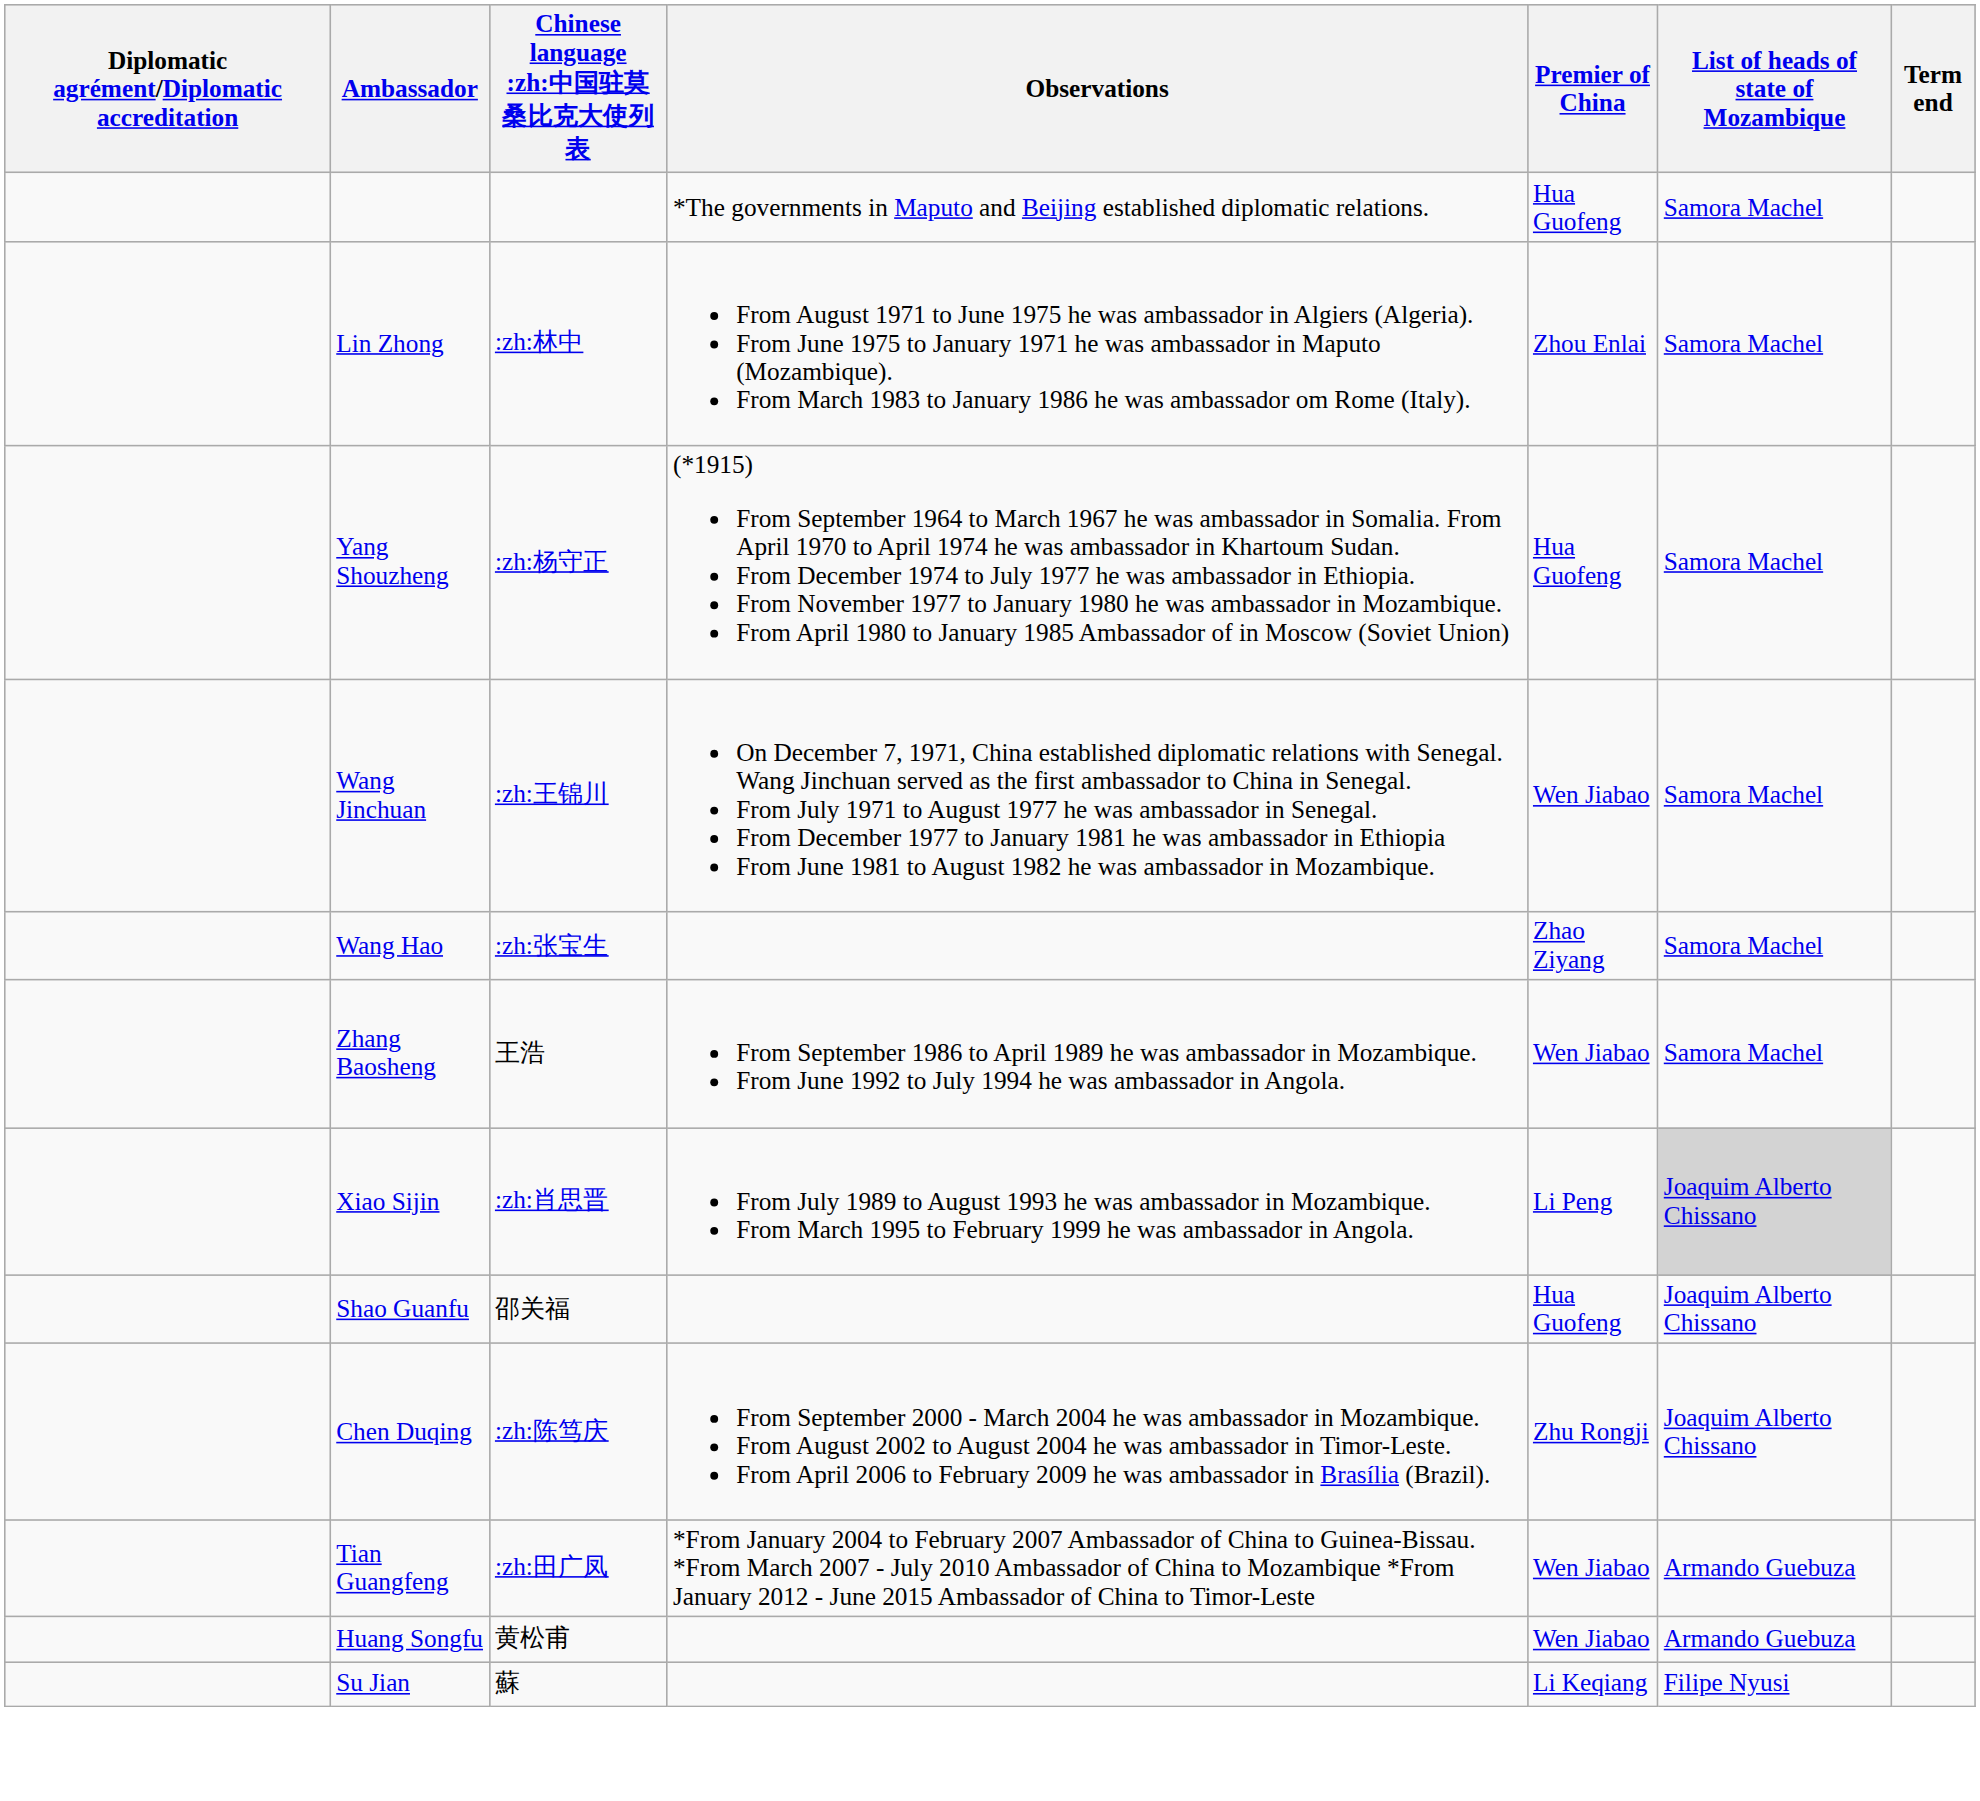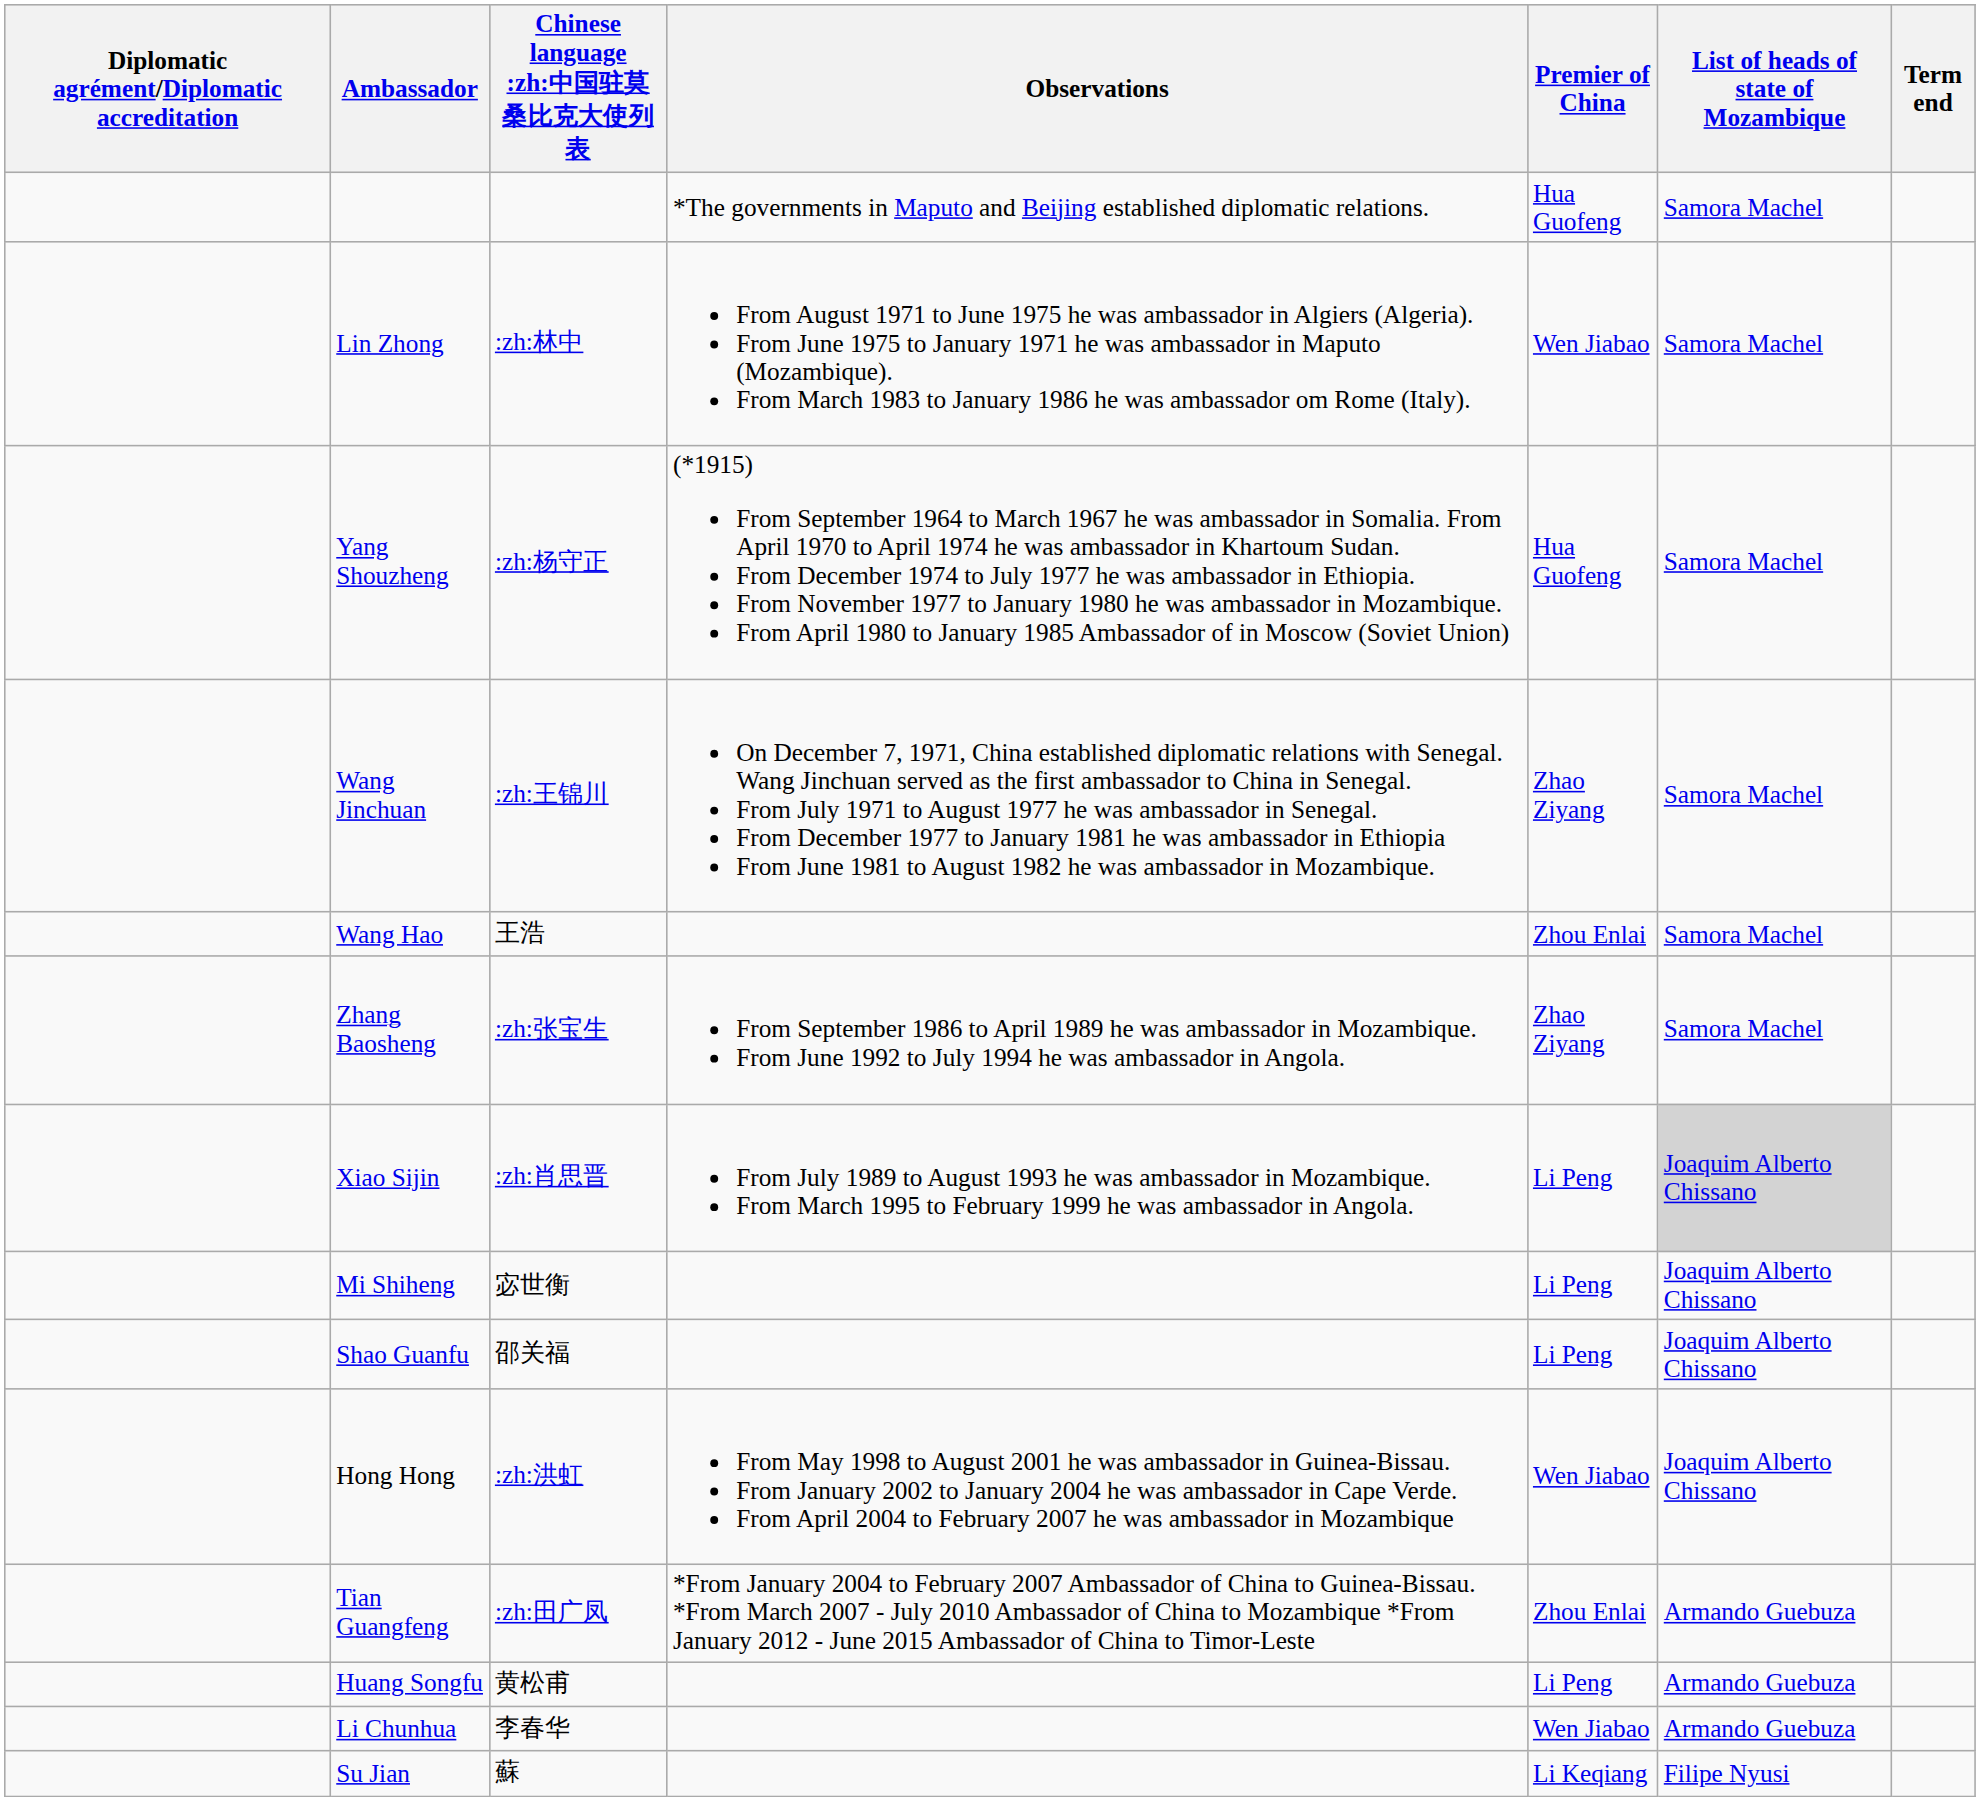(1589, 343) Zhou Enlai -> (1591, 343) Wen Jiabao
(1591, 794) Wen Jiabao -> (1569, 794) Zhao Ziyang
(552, 944) :zh:张宝生 -> (520, 932) 王浩
(1569, 945) Zhao Ziyang -> (1589, 933) Zhou Enlai
(520, 1052) 王浩 -> (552, 1029) :zh:张宝生
(1591, 1053) Wen Jiabao -> (1569, 1029) Zhao Ziyang
+ row: (396, 1285)
(1577, 1309) Hua Guofeng -> (1573, 1353) Li Peng
- row: (404, 1431)
+ row: (396, 1476)
(1591, 1567) Wen Jiabao -> (1589, 1612) Zhou Enlai
(1591, 1638) Wen Jiabao -> (1573, 1683) Li Peng
+ row: (396, 1728)
